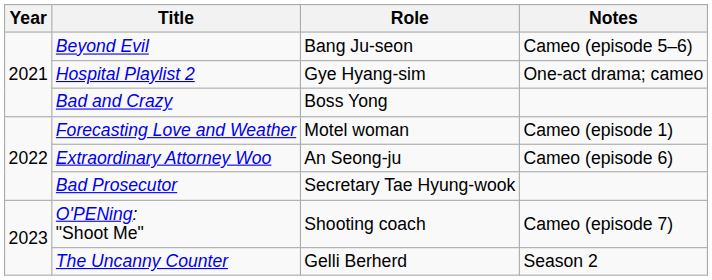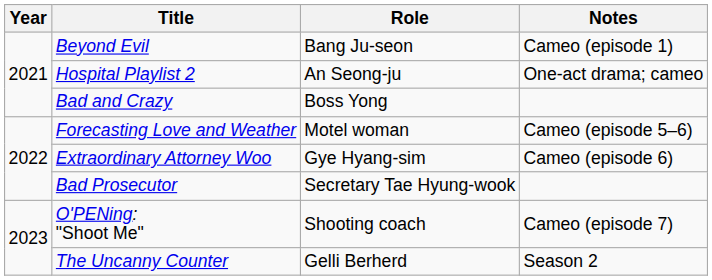(608, 46) Cameo (episode 5–6) -> (598, 46) Cameo (episode 1)
(365, 74) Gye Hyang-sim -> (353, 74) An Seong-ju
(598, 130) Cameo (episode 1) -> (608, 130) Cameo (episode 5–6)
(353, 158) An Seong-ju -> (365, 158) Gye Hyang-sim
